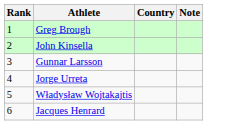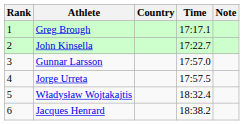+ column: (195, 12)
